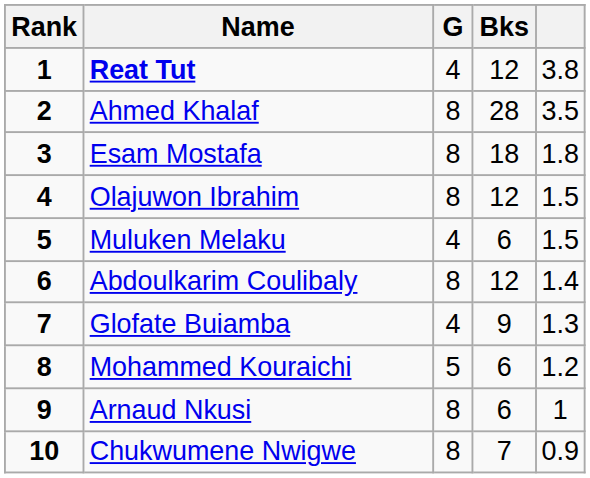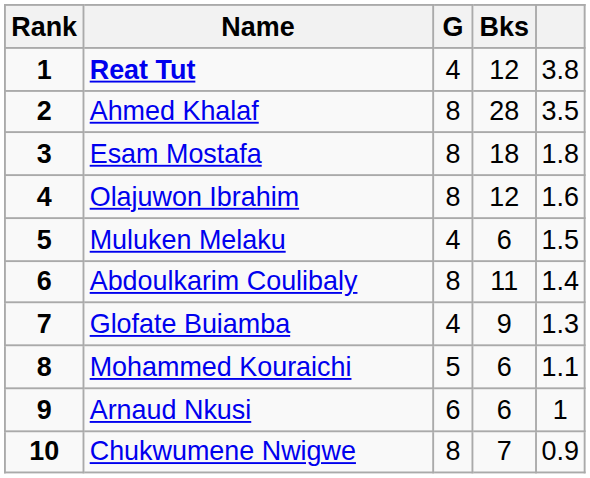(560, 197) 1.5 -> (560, 197) 1.6
(504, 282) 12 -> (504, 282) 11
(560, 367) 1.2 -> (560, 367) 1.1
(453, 409) 8 -> (453, 409) 6
